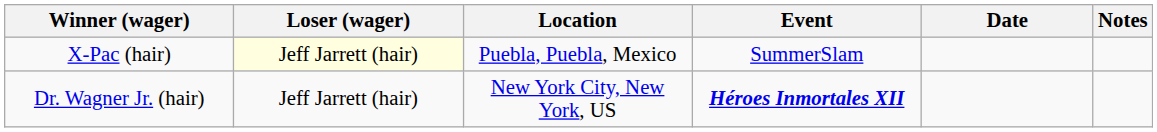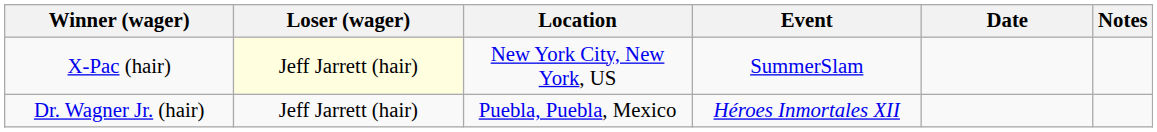(578, 53) Puebla, Puebla, Mexico -> (578, 65) New York City, New York, US
(578, 98) New York City, New York, US -> (578, 110) Puebla, Puebla, Mexico
(807, 98) bold -> (807, 110) normal
